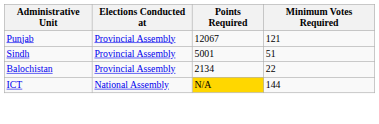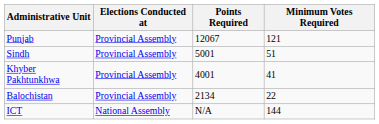+ row: (33, 75)
(203, 85) gold background -> (203, 111) no background
